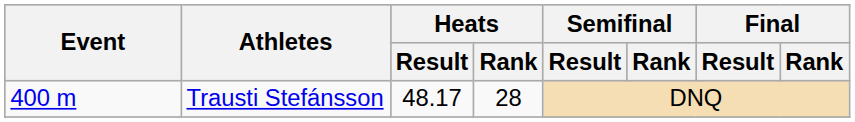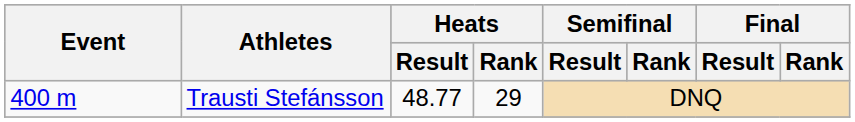(432, 99) 48.17 -> (432, 99) 48.77
(508, 99) 28 -> (508, 99) 29
